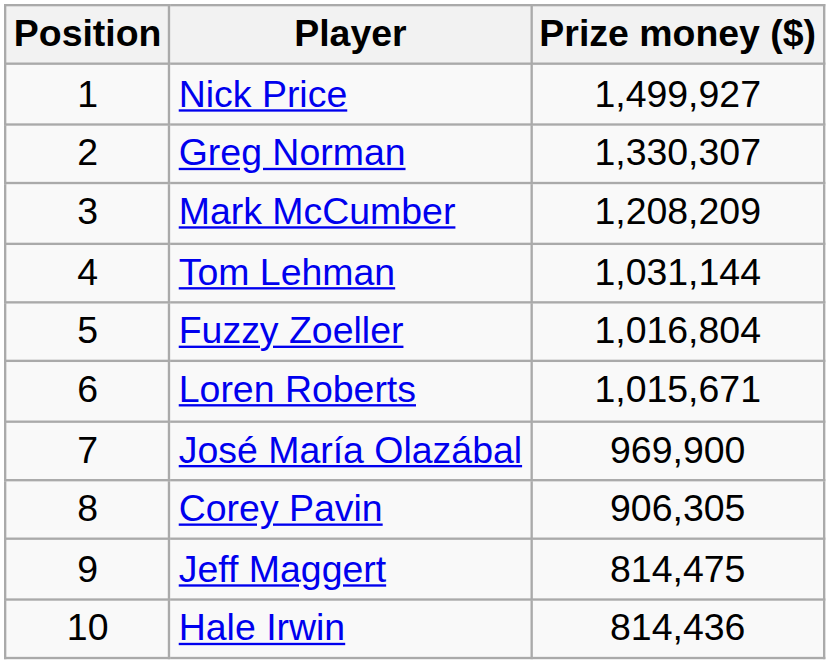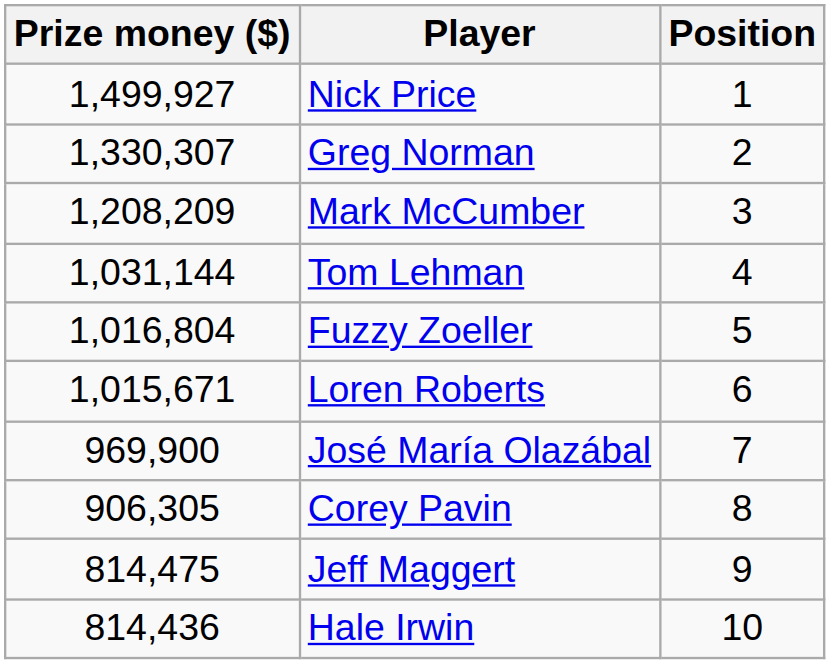columns swapped: (88, 34) <-> (678, 34)
